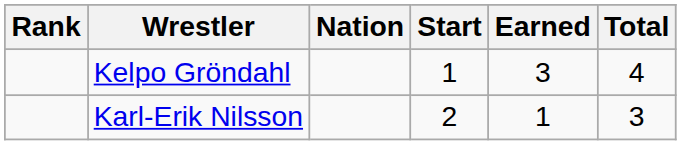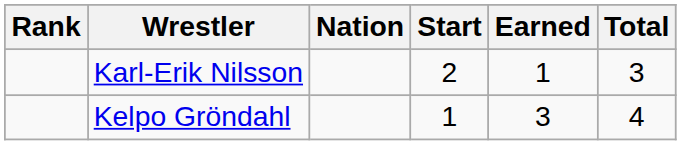rows swapped: (198, 116) <-> (192, 71)
